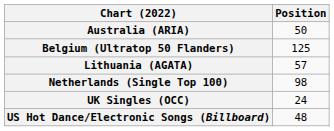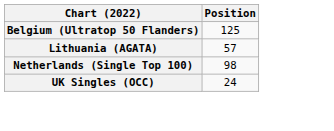- row: (139, 30)
- row: (139, 117)
